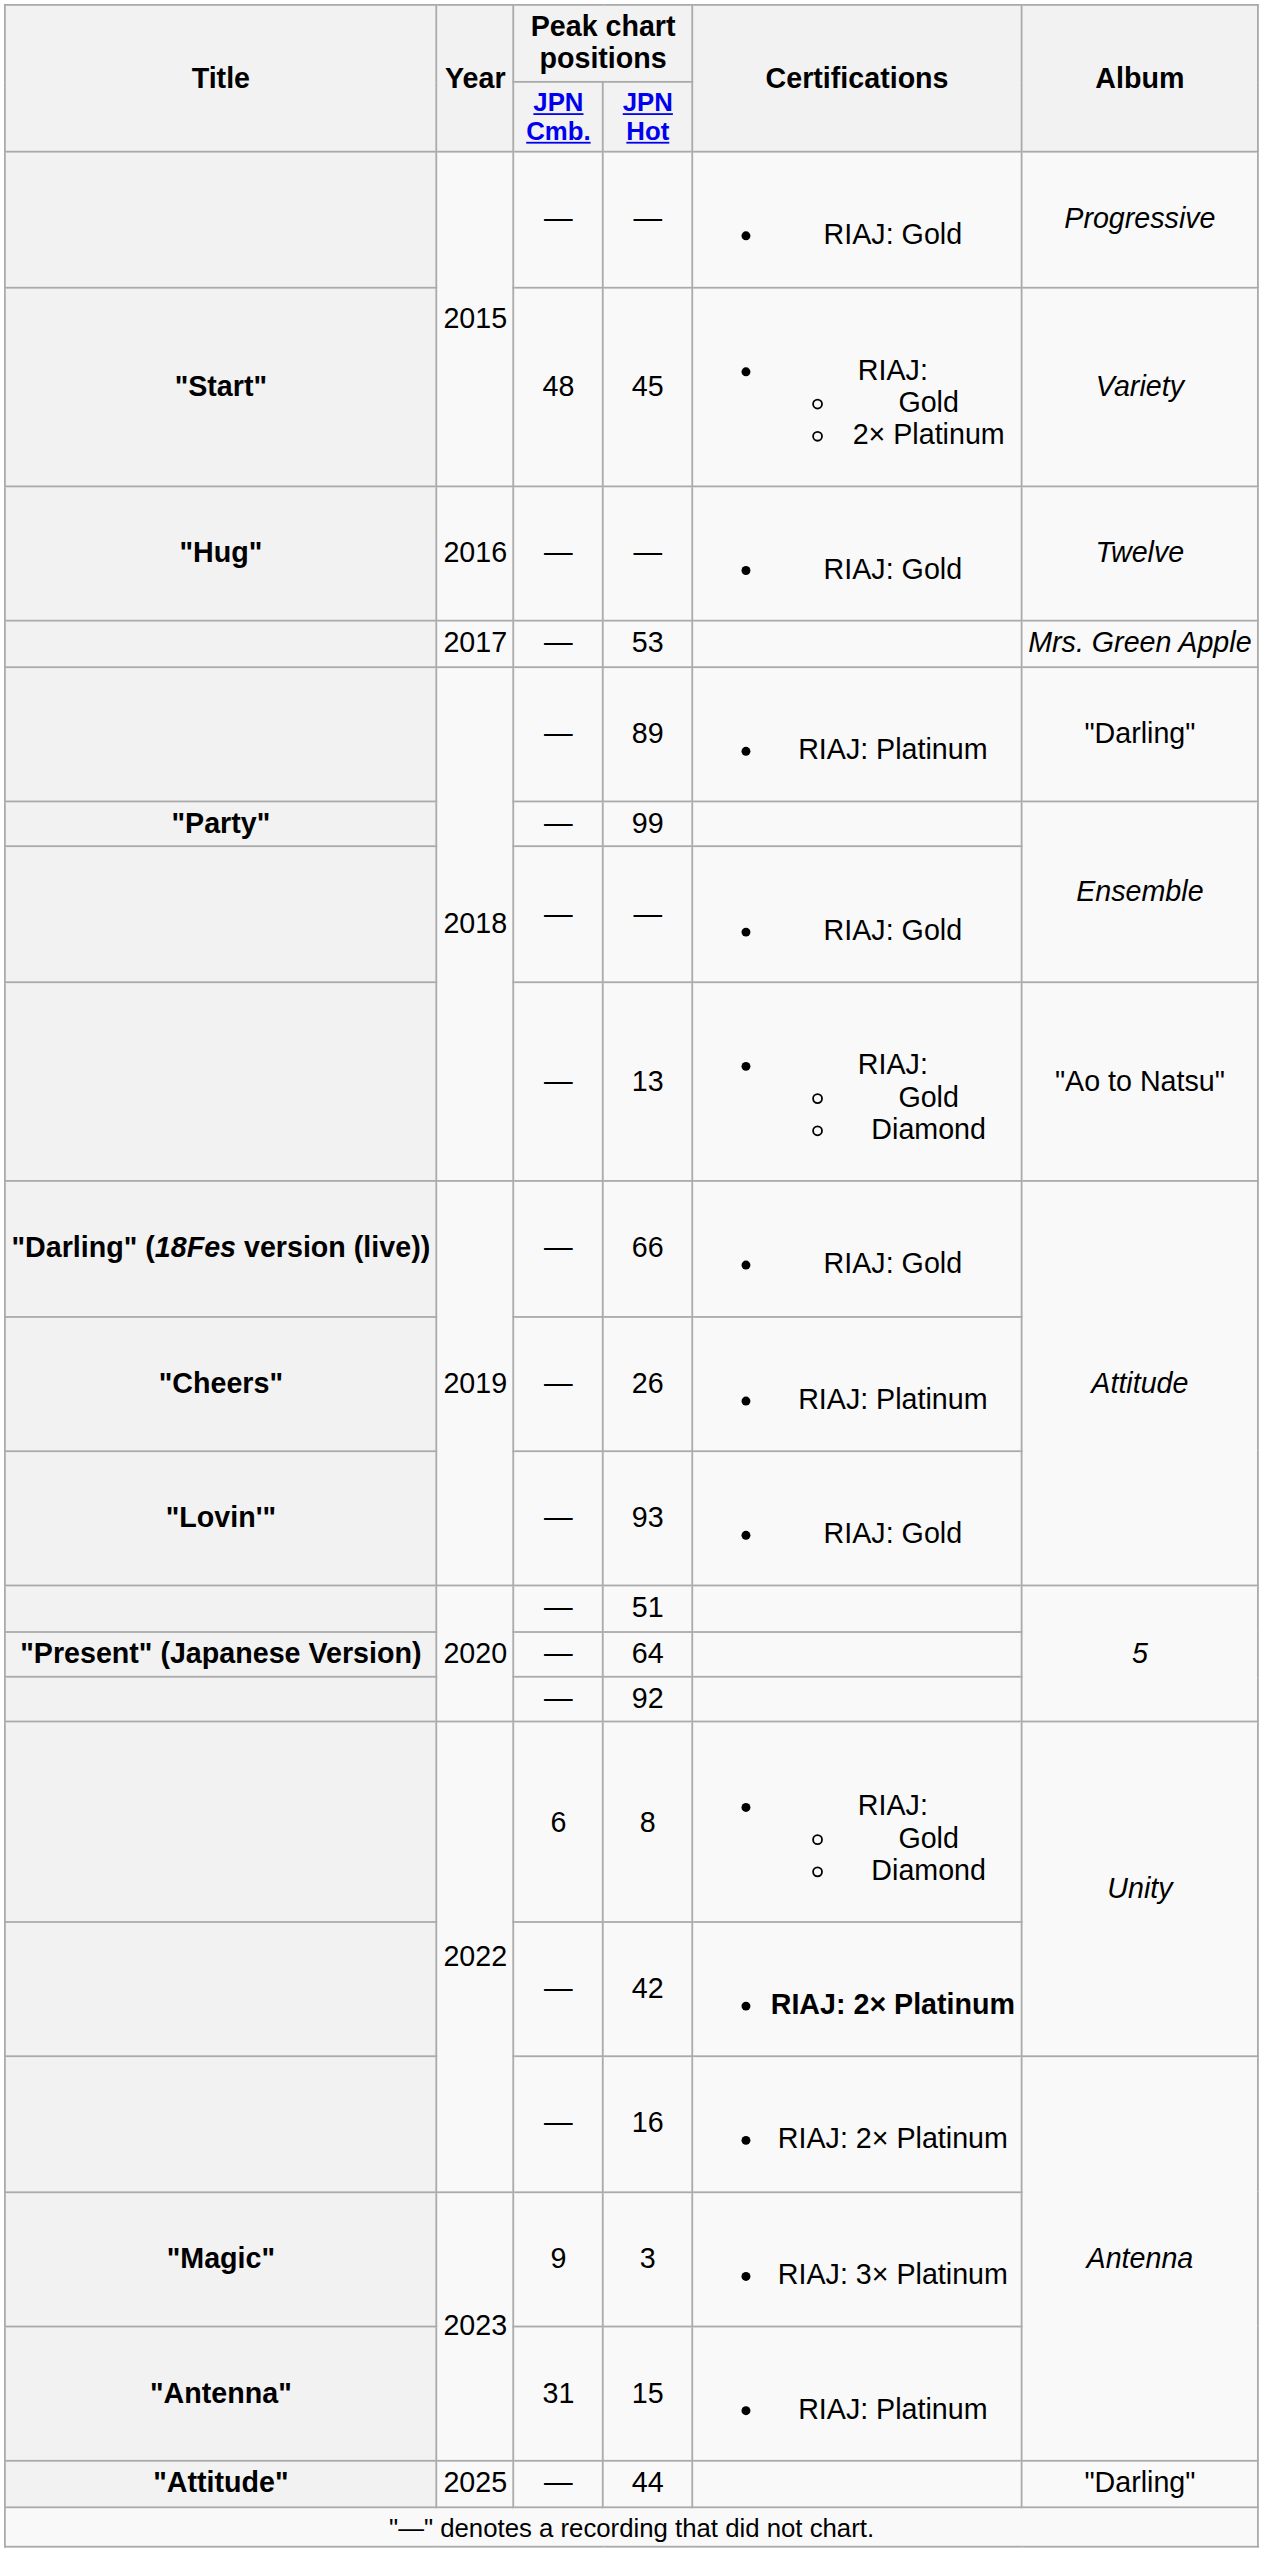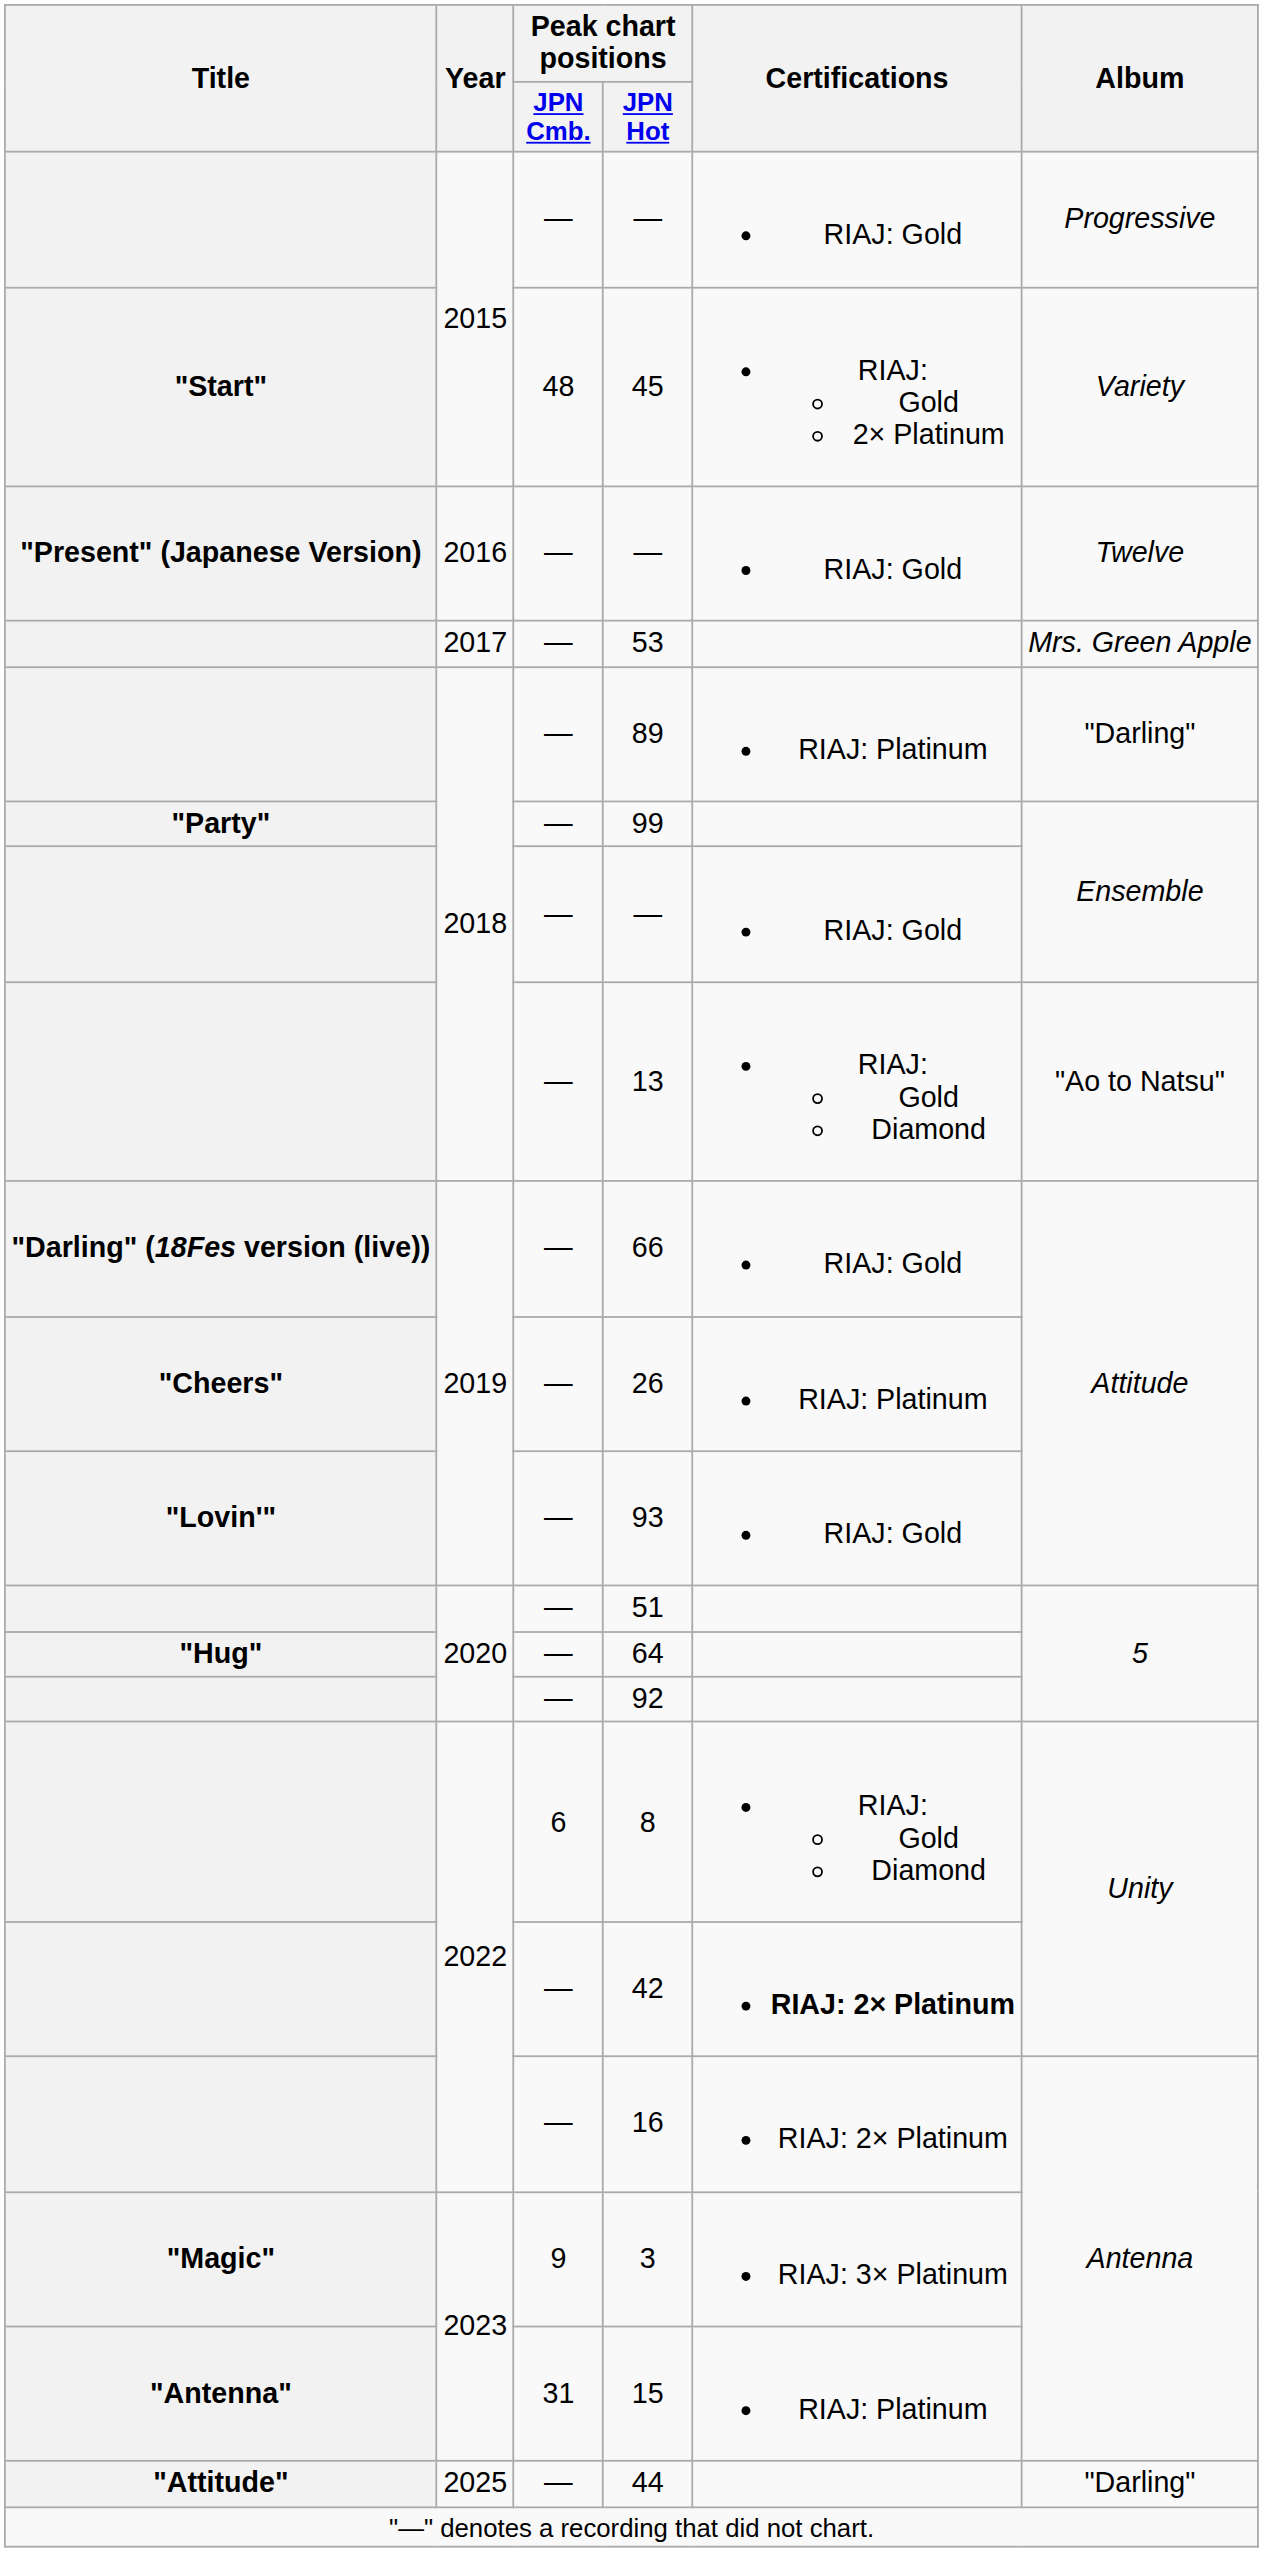(221, 553) "Hug" -> (221, 553) "Present" (Japanese Version)
(221, 1653) "Present" (Japanese Version) -> (221, 1653) "Hug"
